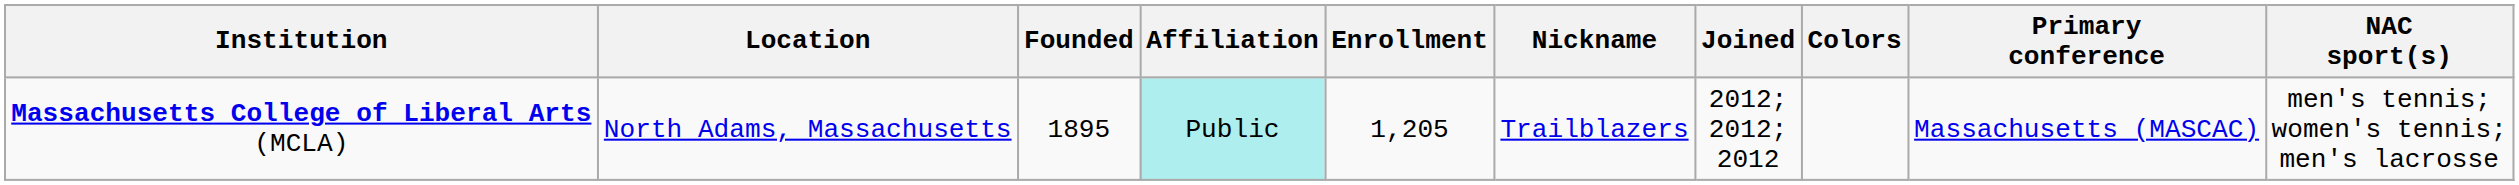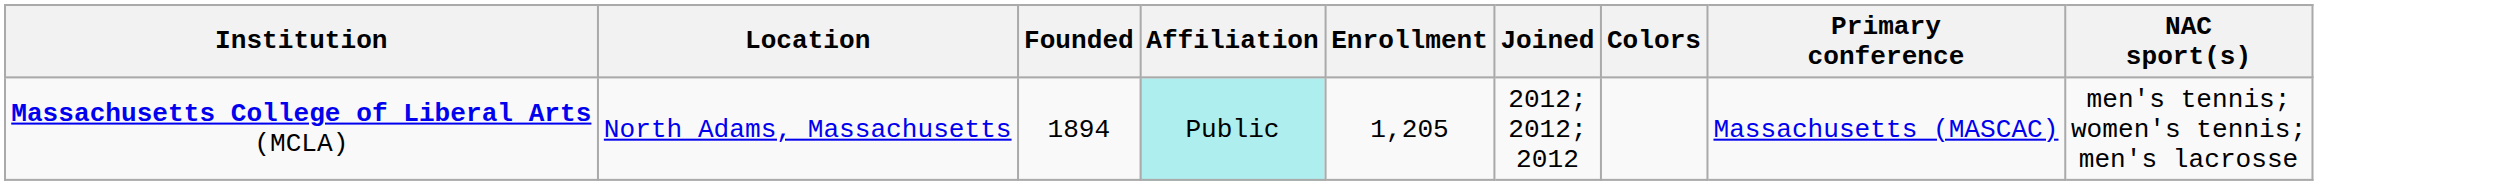- column: (1594, 41)
(1079, 129) 1895 -> (1079, 129) 1894
